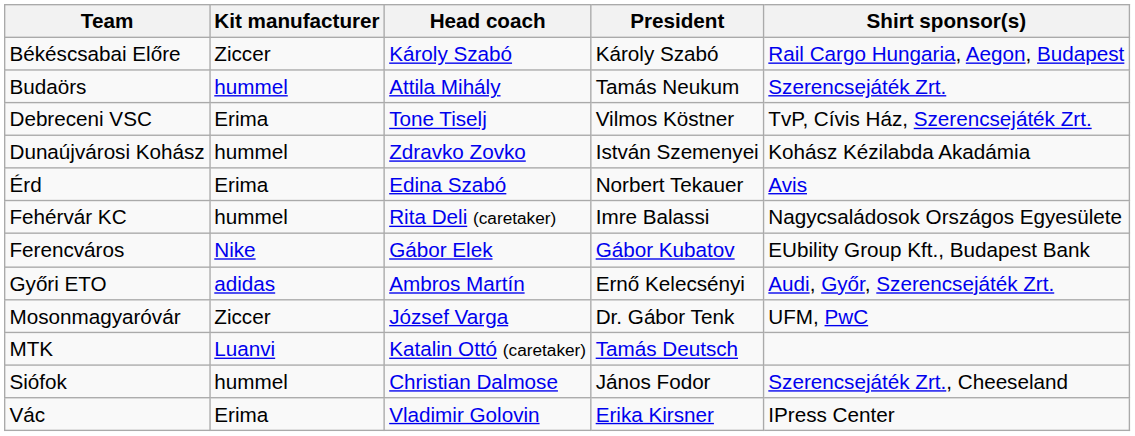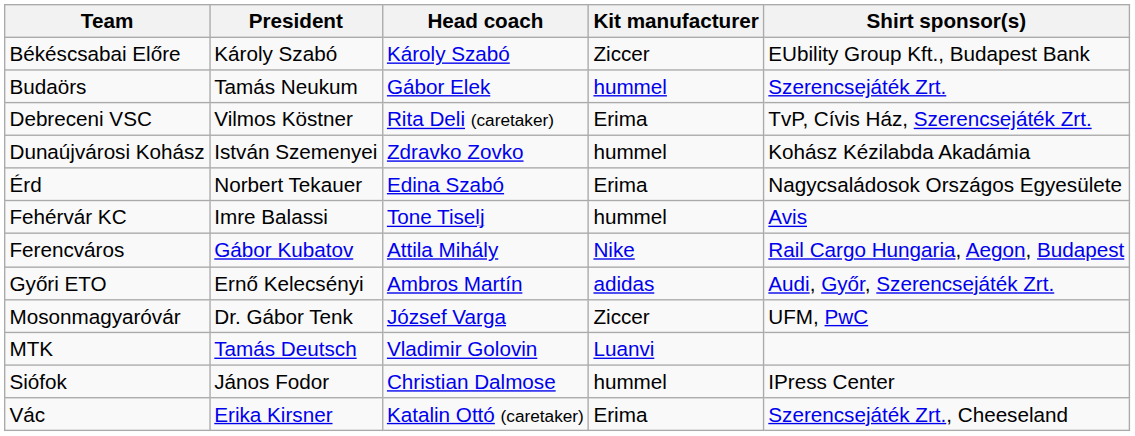columns swapped: (677, 21) <-> (297, 21)
(946, 54) Rail Cargo Hungaria, Aegon, Budapest -> (929, 54) EUbility Group Kft., Budapest Bank
(445, 87) Attila Mihály -> (439, 87) Gábor Elek
(438, 119) Tone Tiselj -> (470, 119) Rita Deli (caretaker)
(788, 185) Avis -> (945, 185) Nagycsaládosok Országos Egyesülete
(473, 218) Rita Deli (caretaker) -> (436, 218) Tone Tiselj
(945, 218) Nagycsaládosok Országos Egyesülete -> (788, 218) Avis
(441, 250) Gábor Elek -> (443, 250) Attila Mihály
(929, 250) EUbility Group Kft., Budapest Bank -> (946, 250) Rail Cargo Hungaria, Aegon, Budapest
(488, 348) Katalin Ottó (caretaker) -> (462, 348) Vladimir Golovin
(918, 381) Szerencsejáték Zrt., Cheeseland -> (831, 381) IPress Center
(464, 414) Vladimir Golovin -> (485, 414) Katalin Ottó (caretaker)
(831, 414) IPress Center -> (918, 414) Szerencsejáték Zrt., Cheeseland
